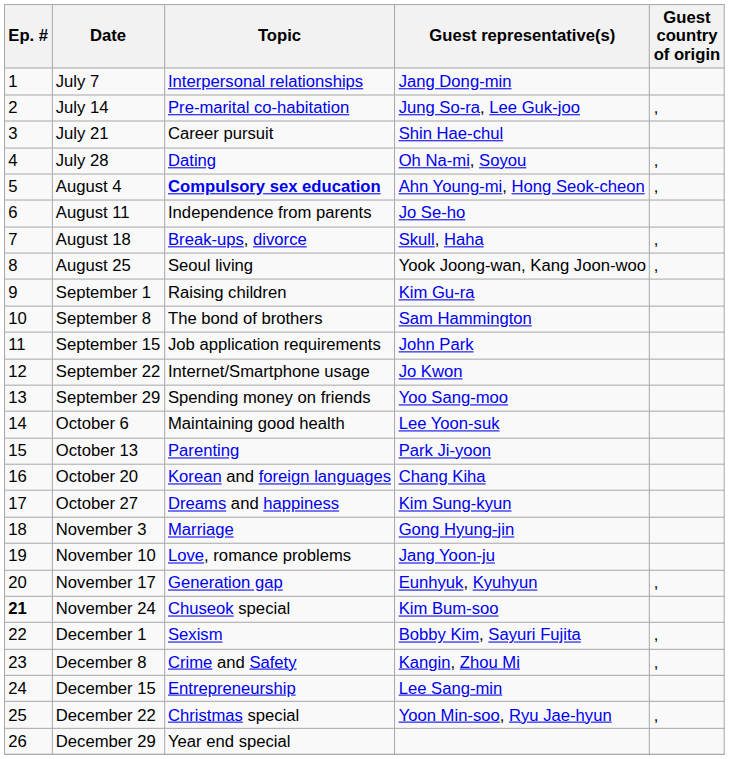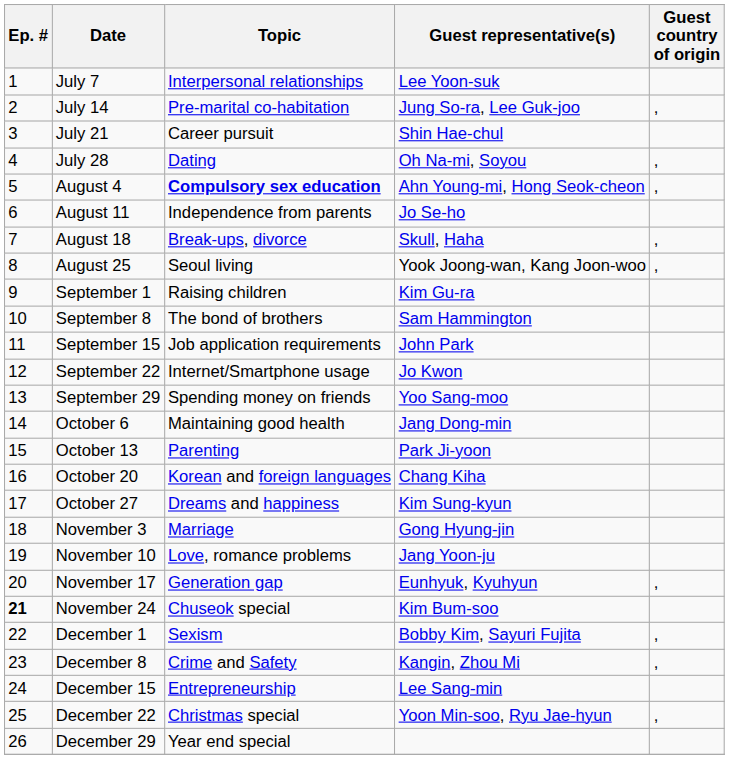(455, 81) Jang Dong-min -> (449, 81) Lee Yoon-suk
(449, 424) Lee Yoon-suk -> (455, 424) Jang Dong-min
